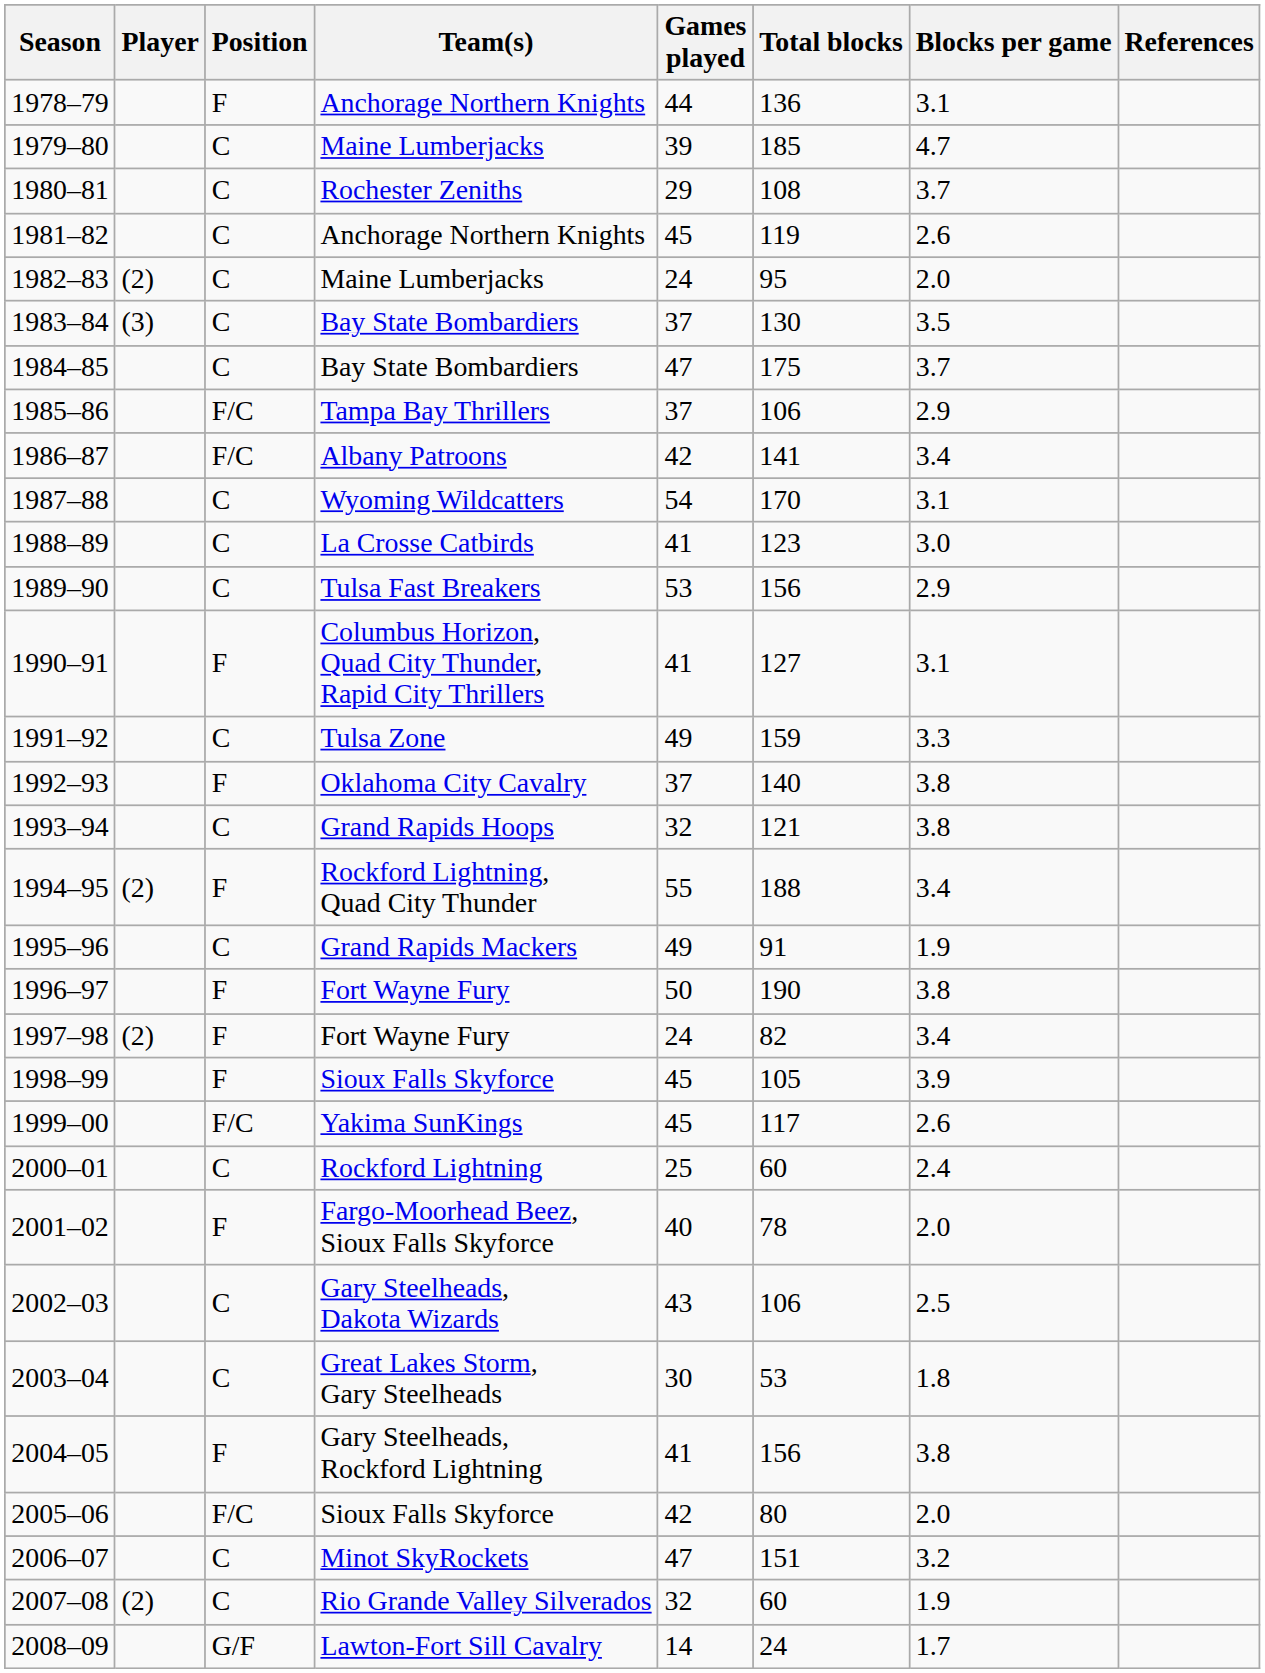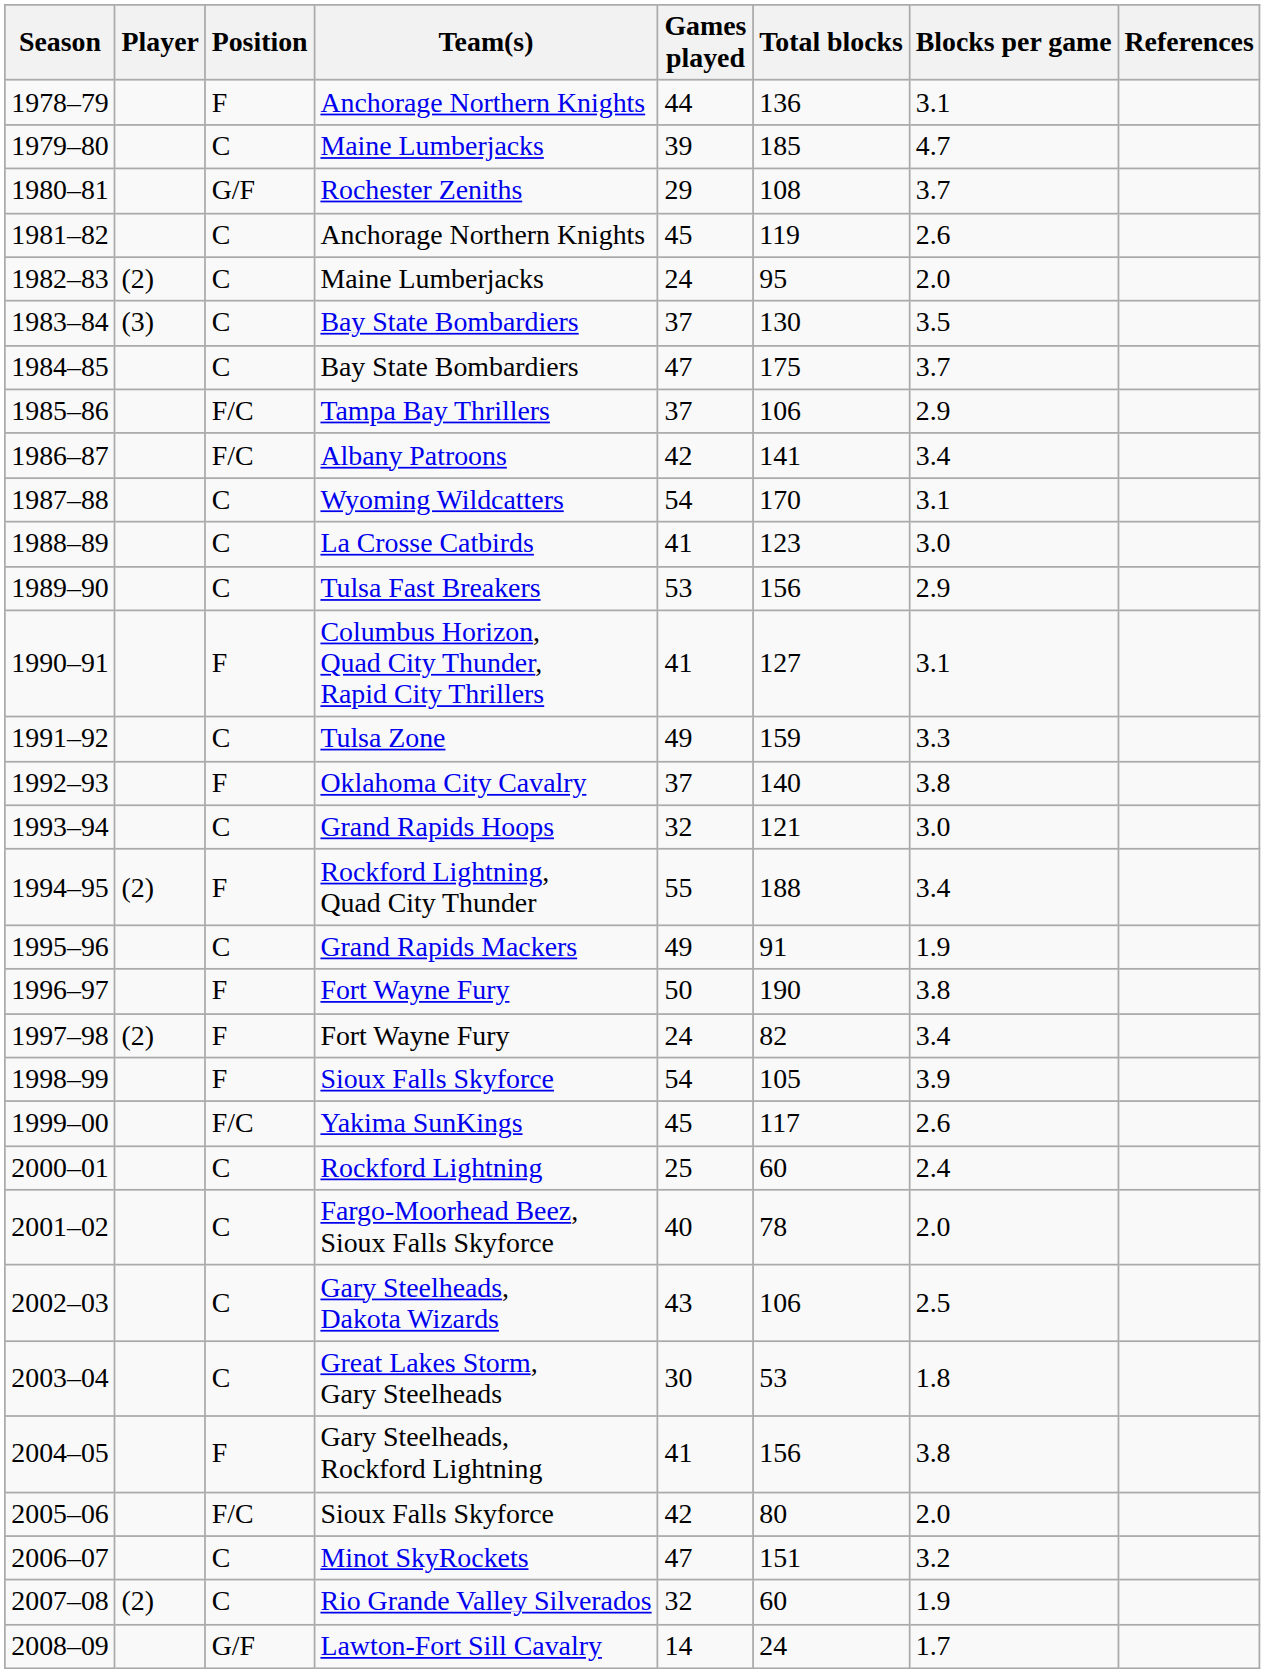(221, 190) C -> (233, 190) G/F
(933, 826) 3.8 -> (933, 826) 3.0
(678, 1079) 45 -> (678, 1079) 54
(219, 1227) F -> (221, 1227) C
